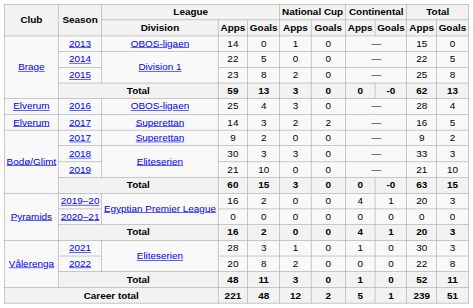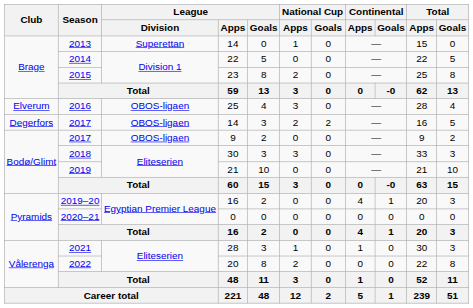(160, 43) OBOS-ligaen -> (160, 43) Superettan
(31, 122) Elverum -> (31, 122) Degerfors
(160, 122) Superettan -> (160, 122) OBOS-ligaen
(160, 138) Superettan -> (160, 138) OBOS-ligaen
